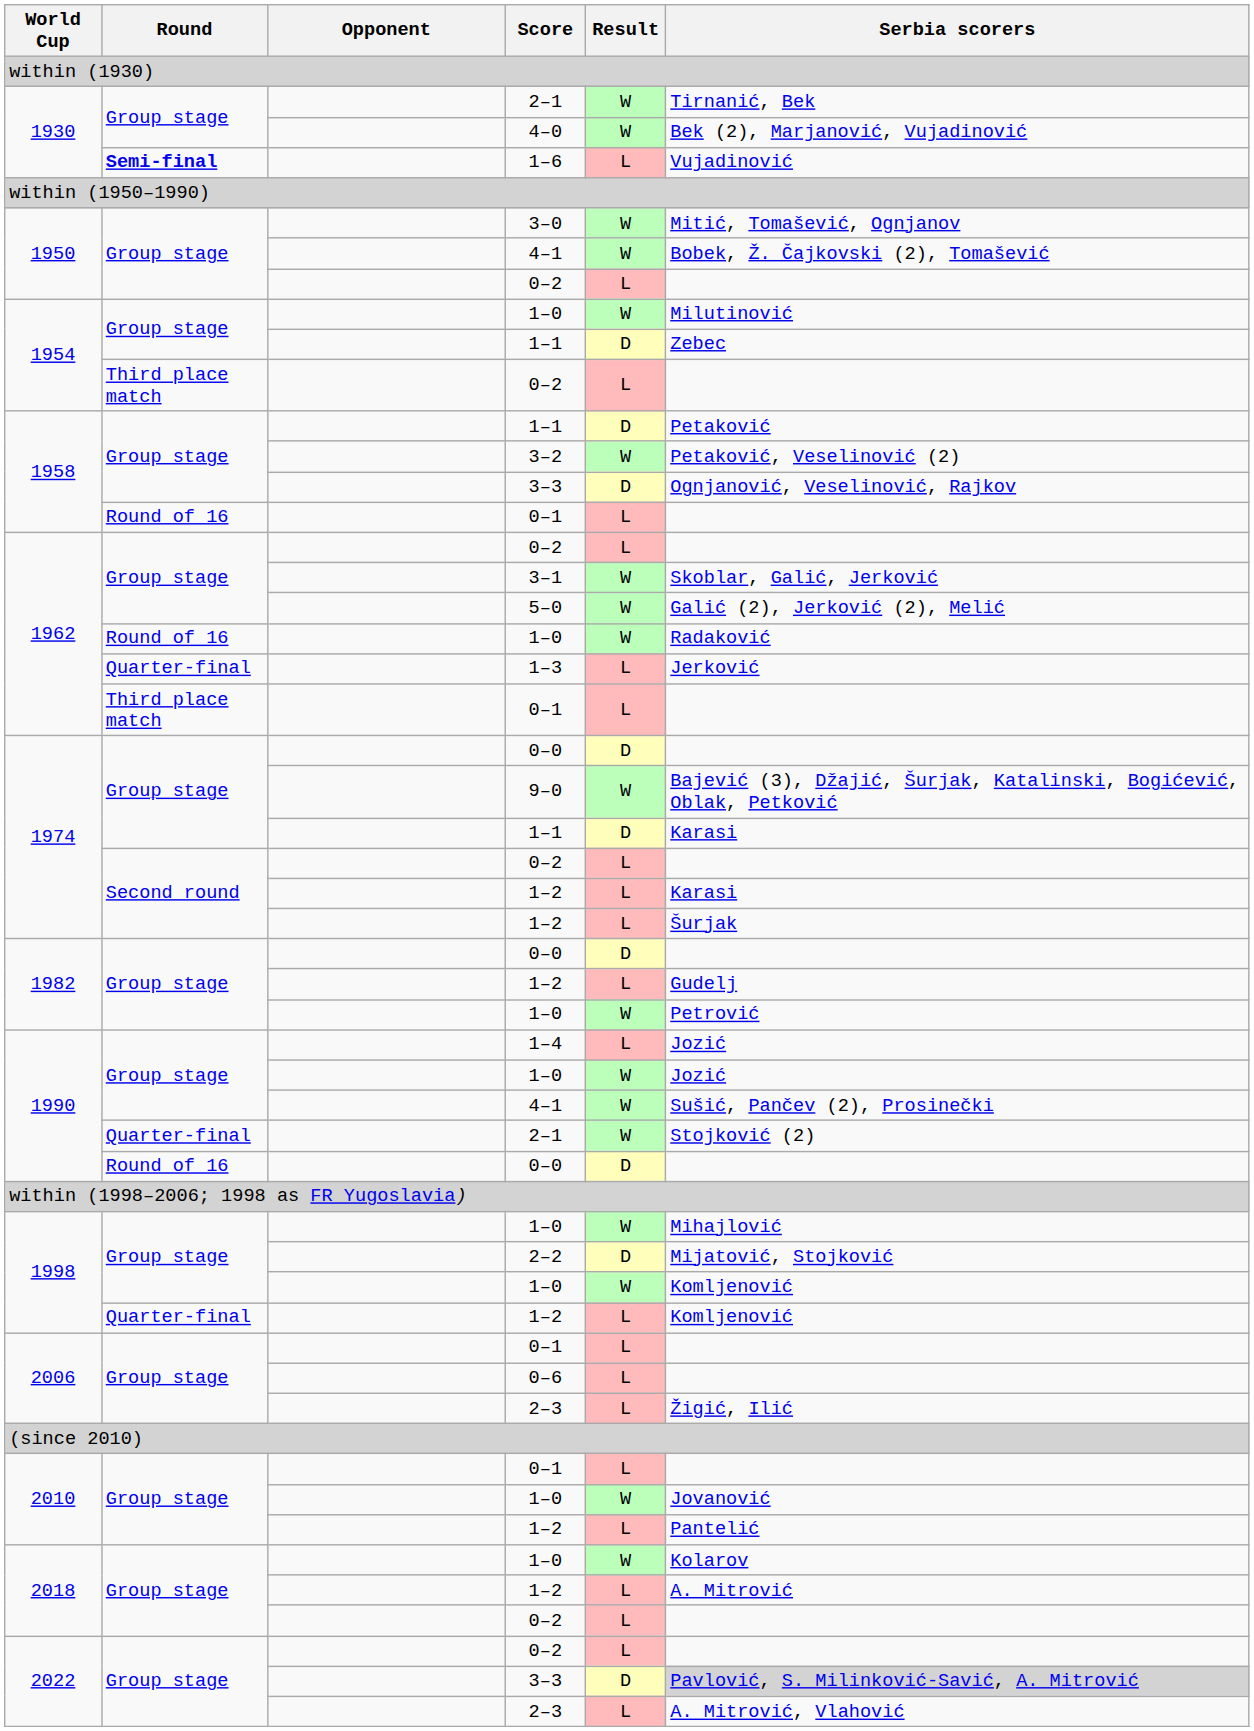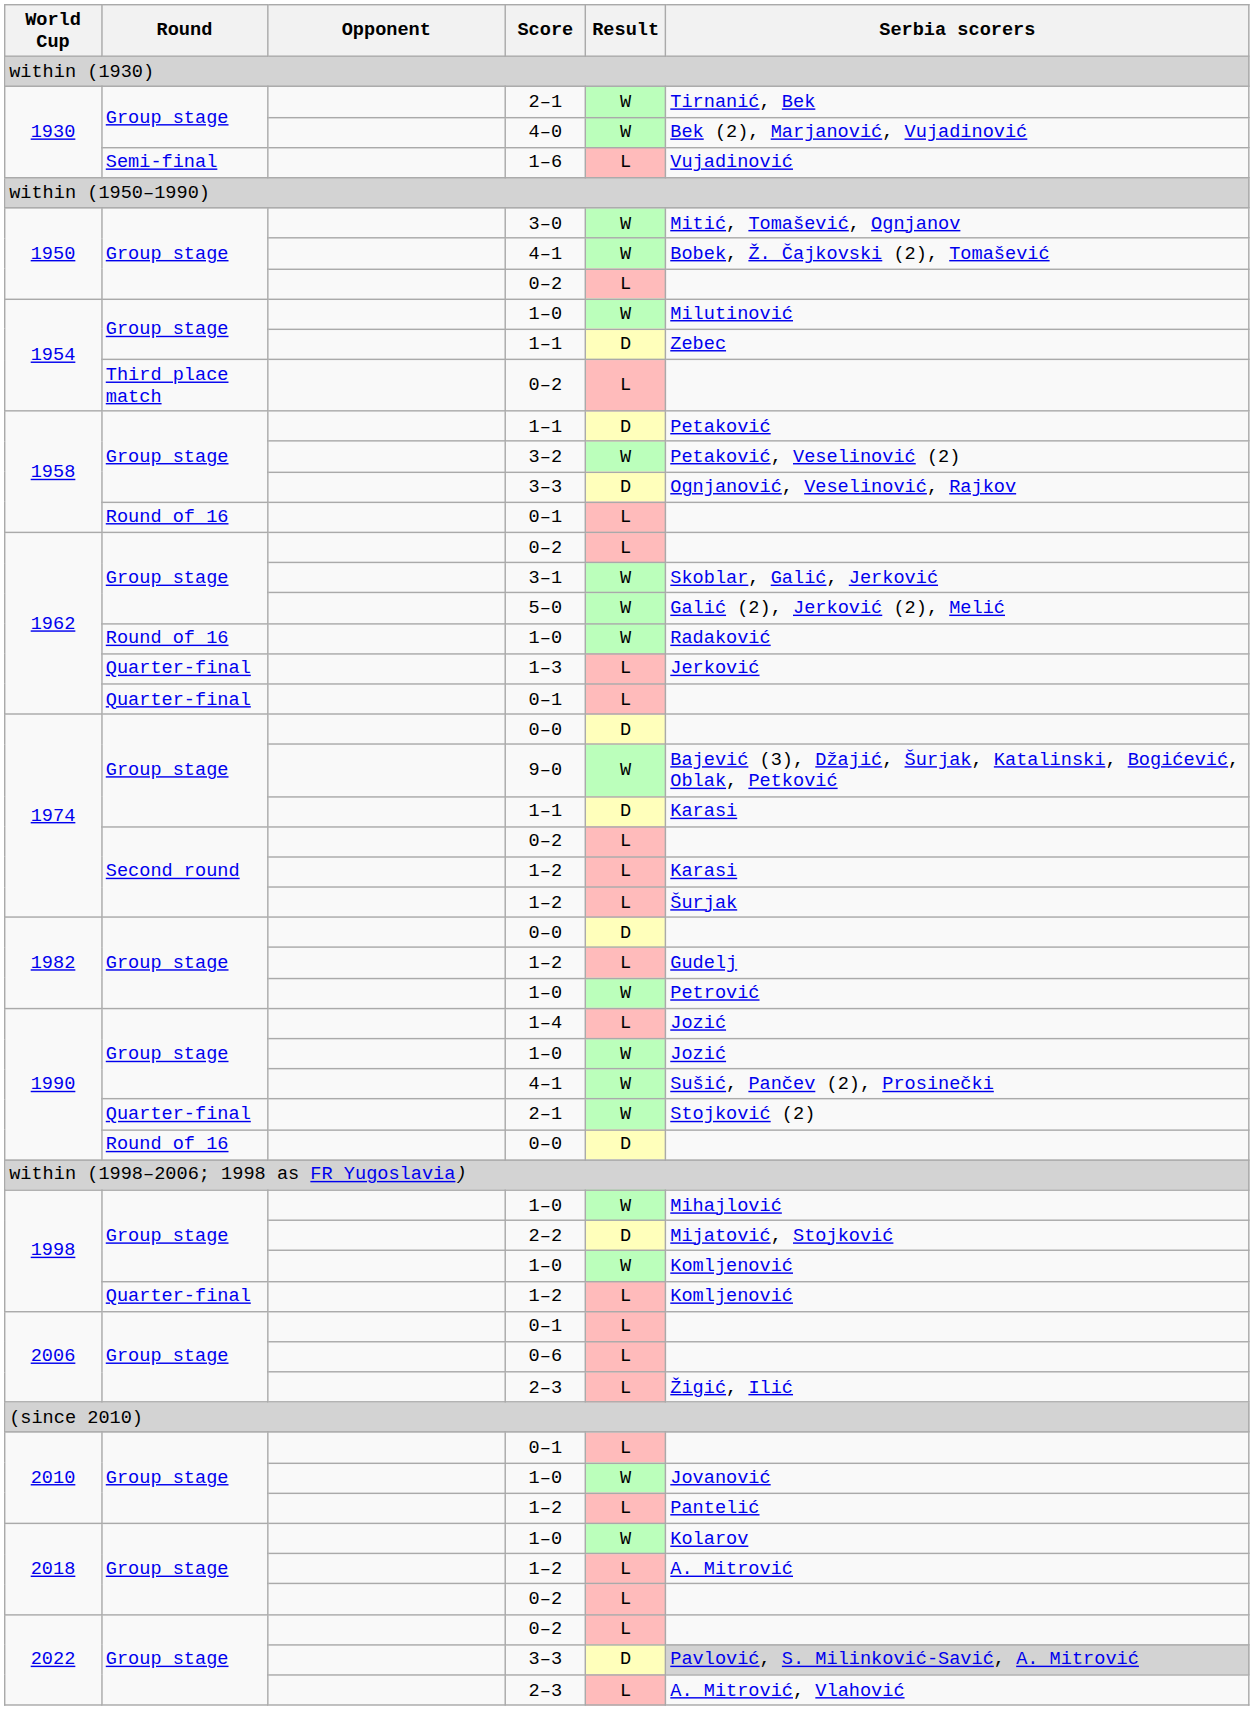(162, 163) bold -> (162, 163) normal
(167, 710) Third place match -> (178, 699) Quarter-final
